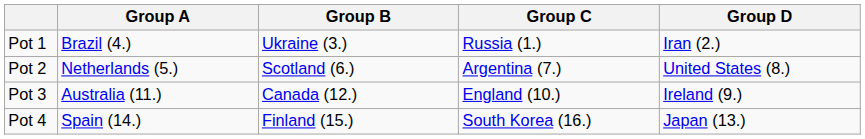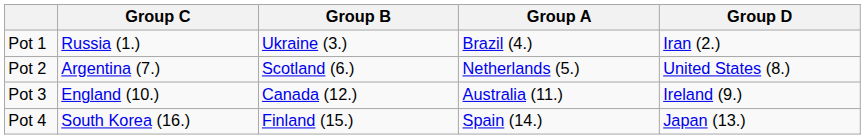columns swapped: (158, 17) <-> (559, 17)
